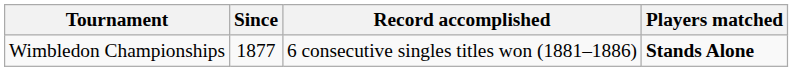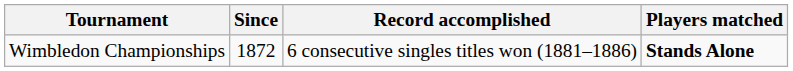(256, 50) 1877 -> (256, 50) 1872
